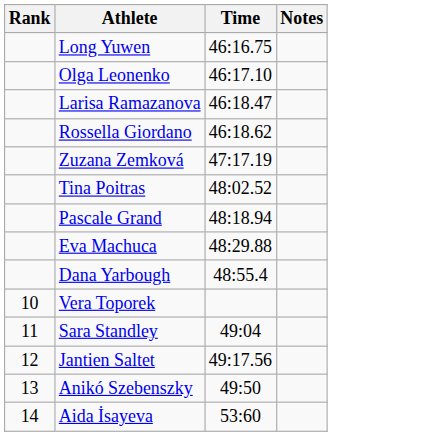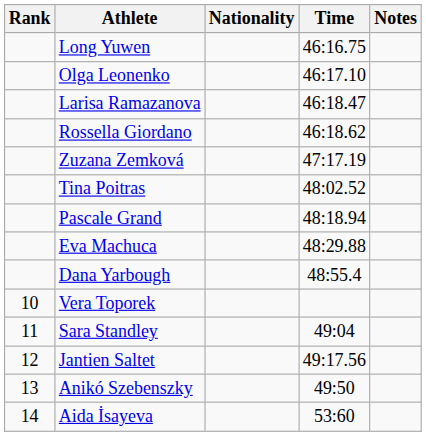+ column: (252, 18)
